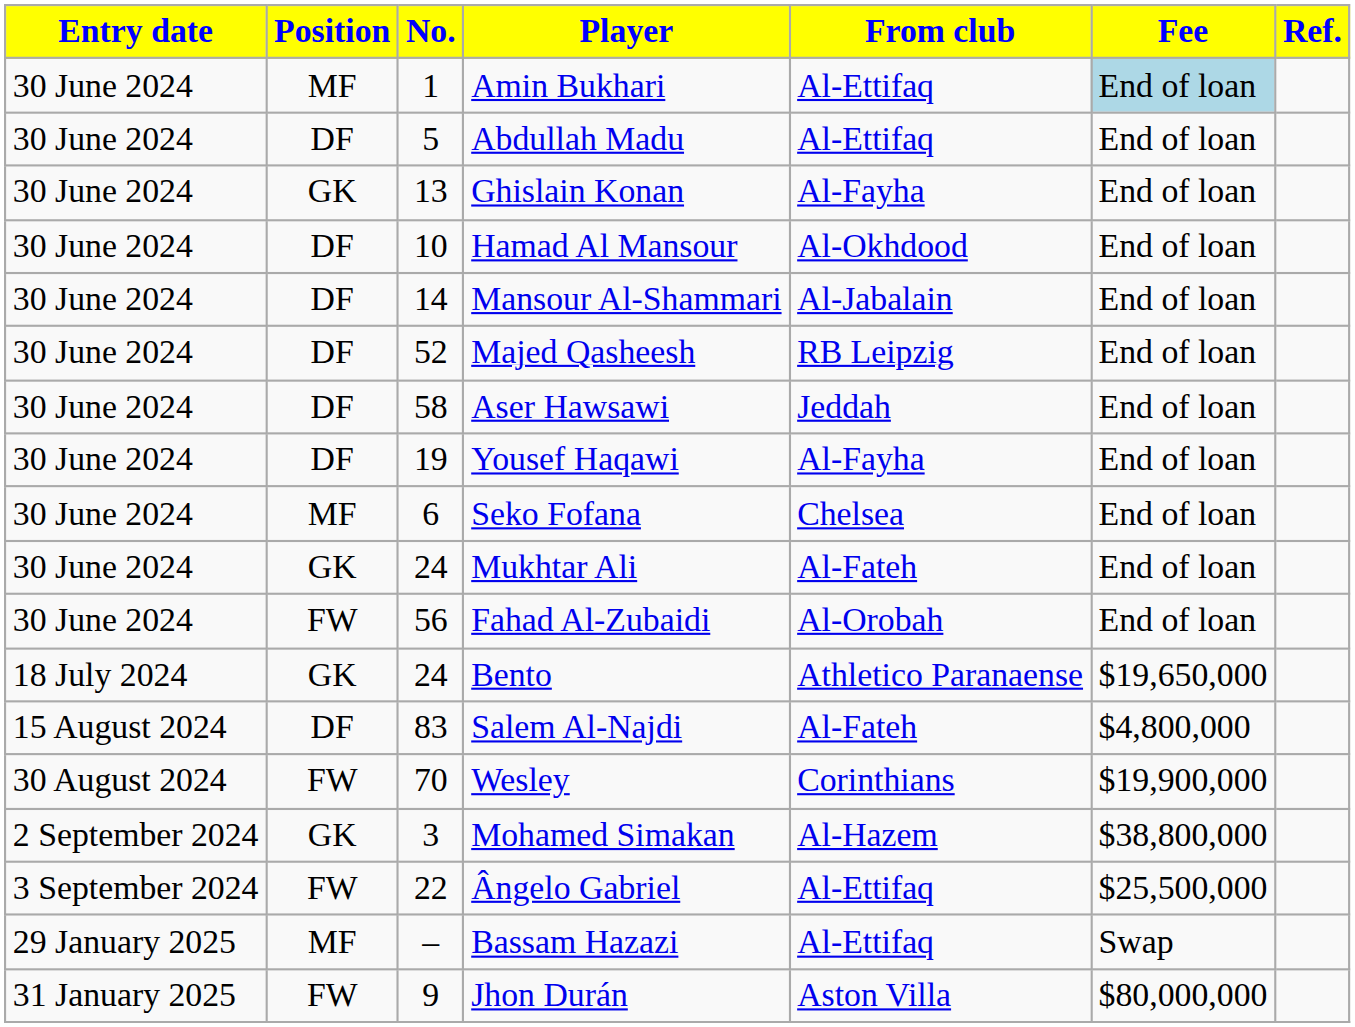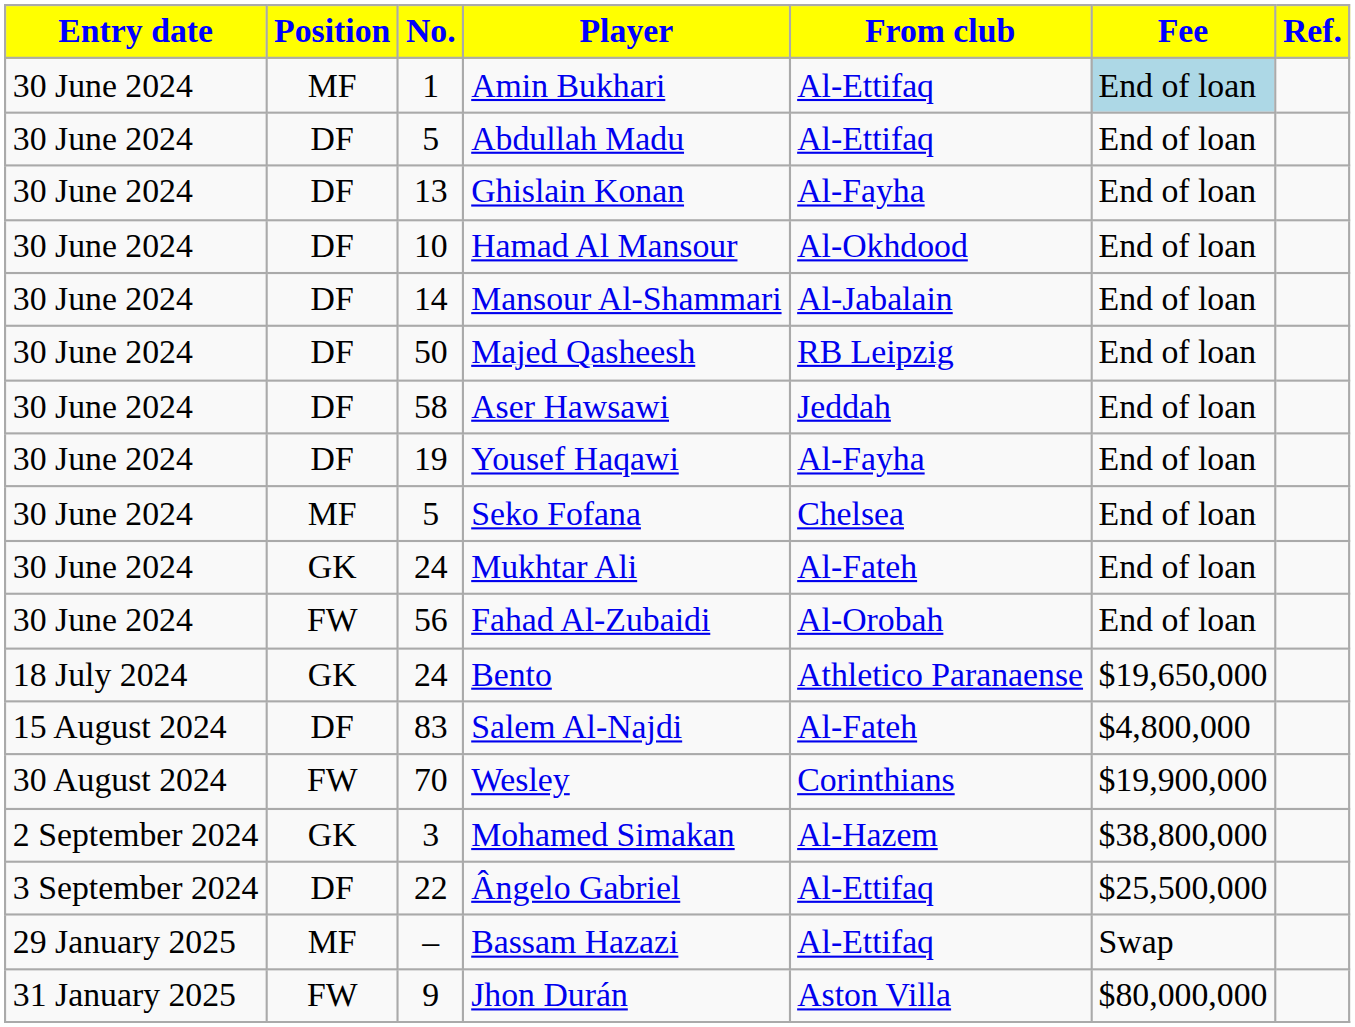(332, 191) GK -> (332, 191) DF
(431, 352) 52 -> (431, 352) 50
(431, 513) 6 -> (431, 513) 5
(332, 887) FW -> (332, 887) DF
